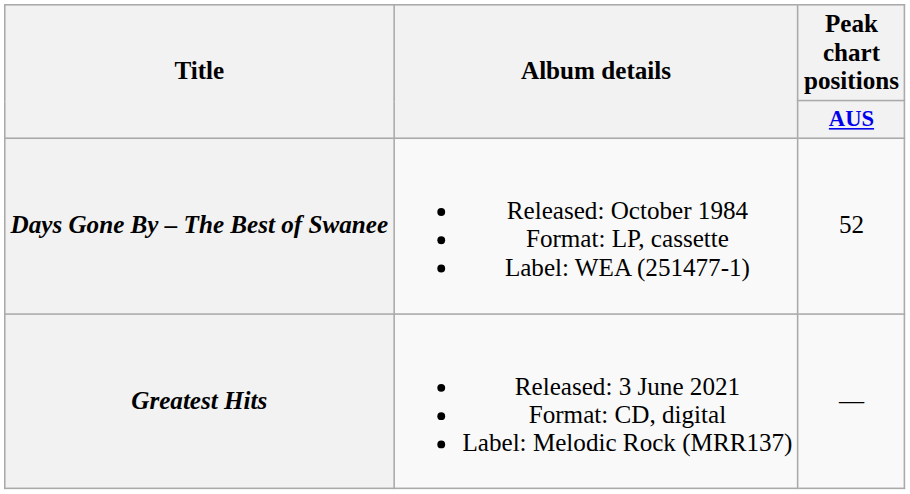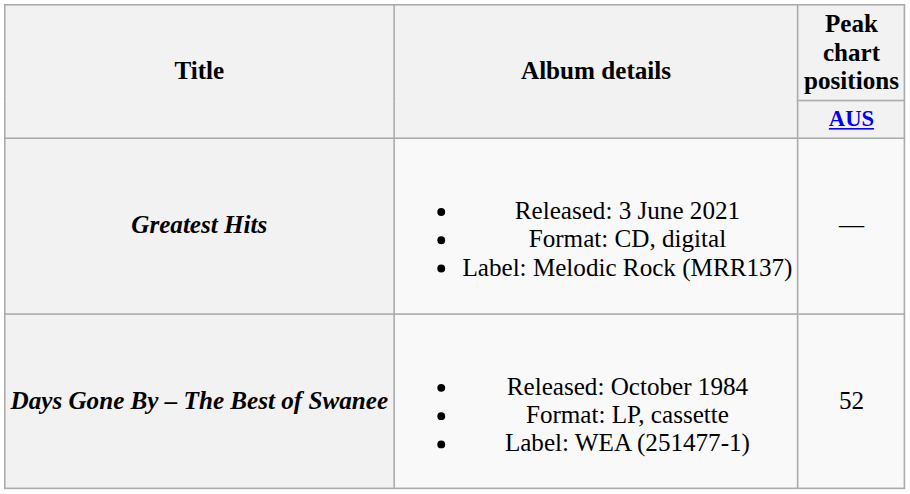rows swapped: (199, 225) <-> (199, 400)
